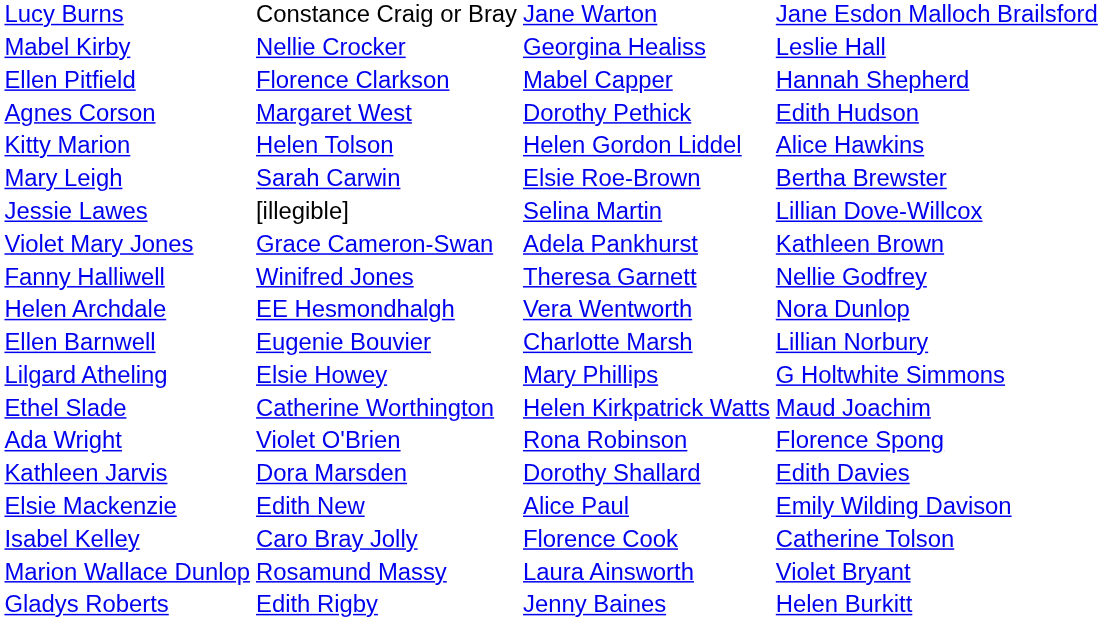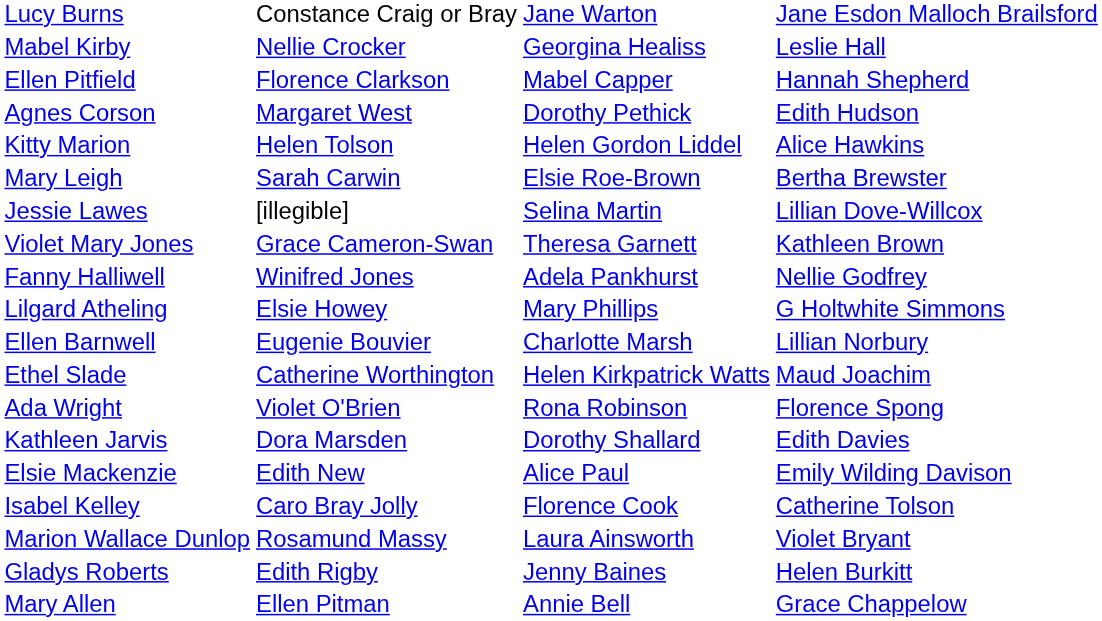(610, 244) Adela Pankhurst -> (610, 244) Theresa Garnett
(610, 276) Theresa Garnett -> (610, 276) Adela Pankhurst
- row: (85, 309)
rows swapped: (80, 342) <-> (86, 375)
+ row: (60, 604)
